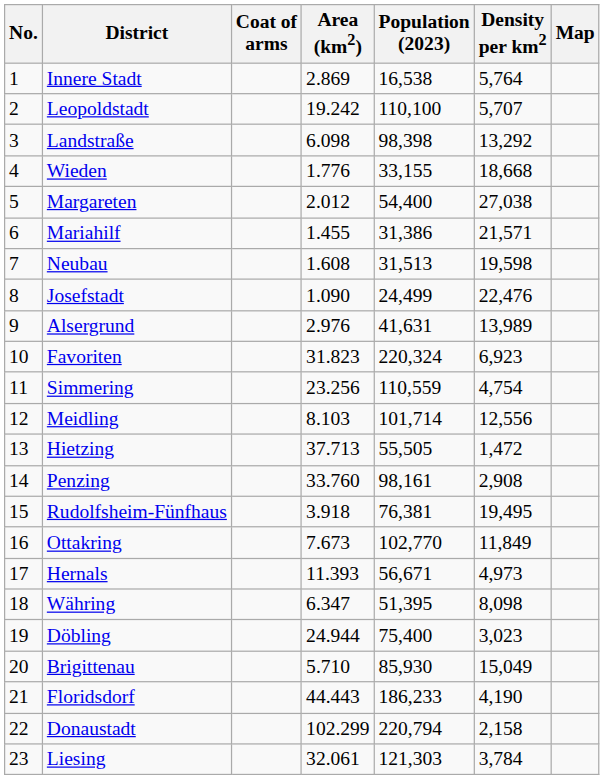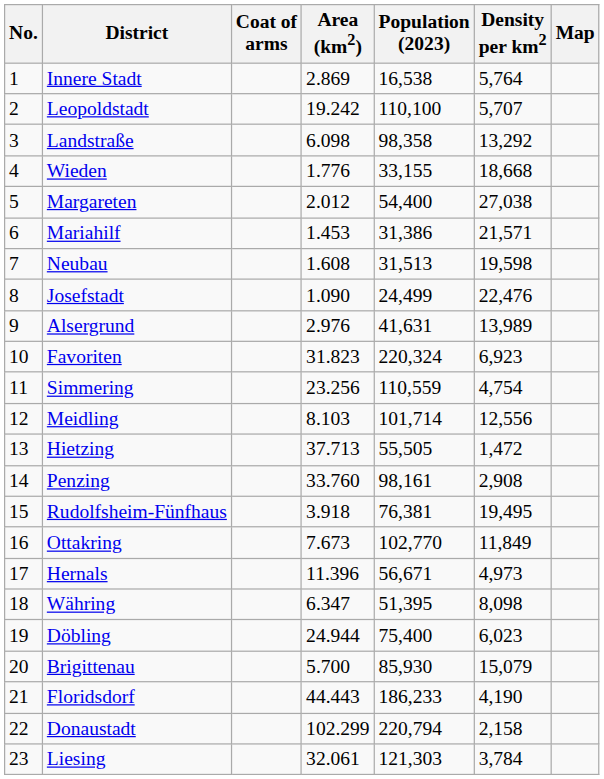(405, 140) 98,398 -> (405, 140) 98,358
(328, 232) 1.455 -> (328, 232) 1.453
(333, 573) 11.393 -> (333, 573) 11.396
(501, 635) 3,023 -> (501, 635) 6,023
(328, 666) 5.710 -> (328, 666) 5.700
(506, 666) 15,049 -> (506, 666) 15,079
